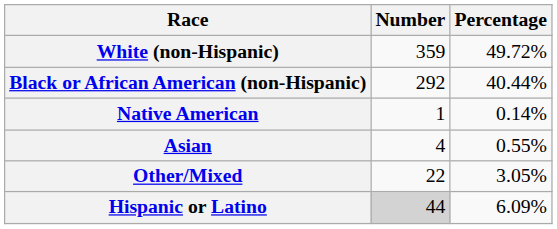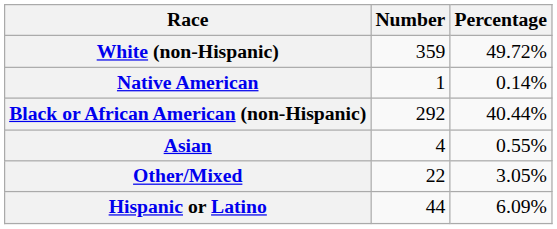rows swapped: (188, 82) <-> (188, 113)
(436, 207) lightgrey background -> (436, 207) no background
